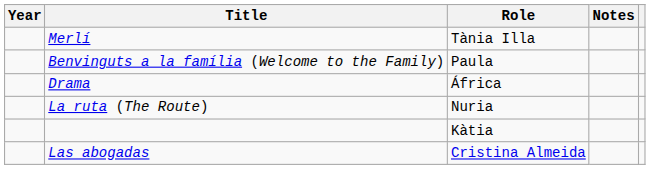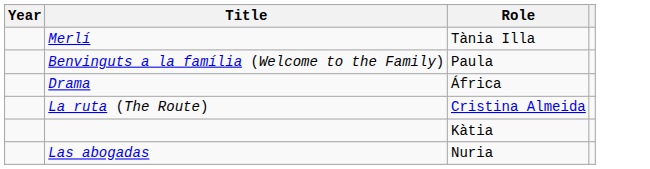- column: (614, 16)
(472, 108) Nuria -> (518, 108) Cristina Almeida
(518, 153) Cristina Almeida -> (472, 153) Nuria
